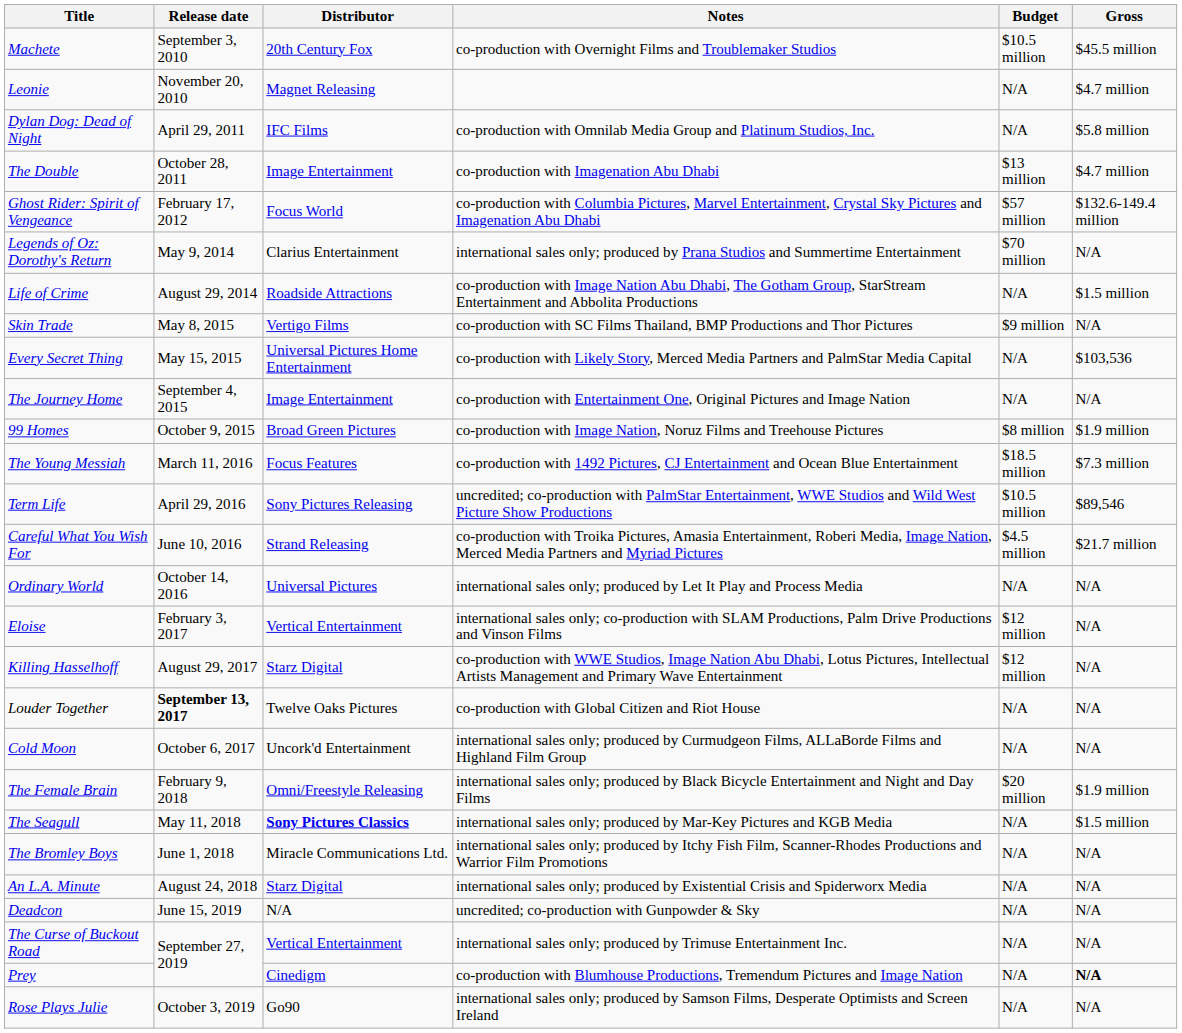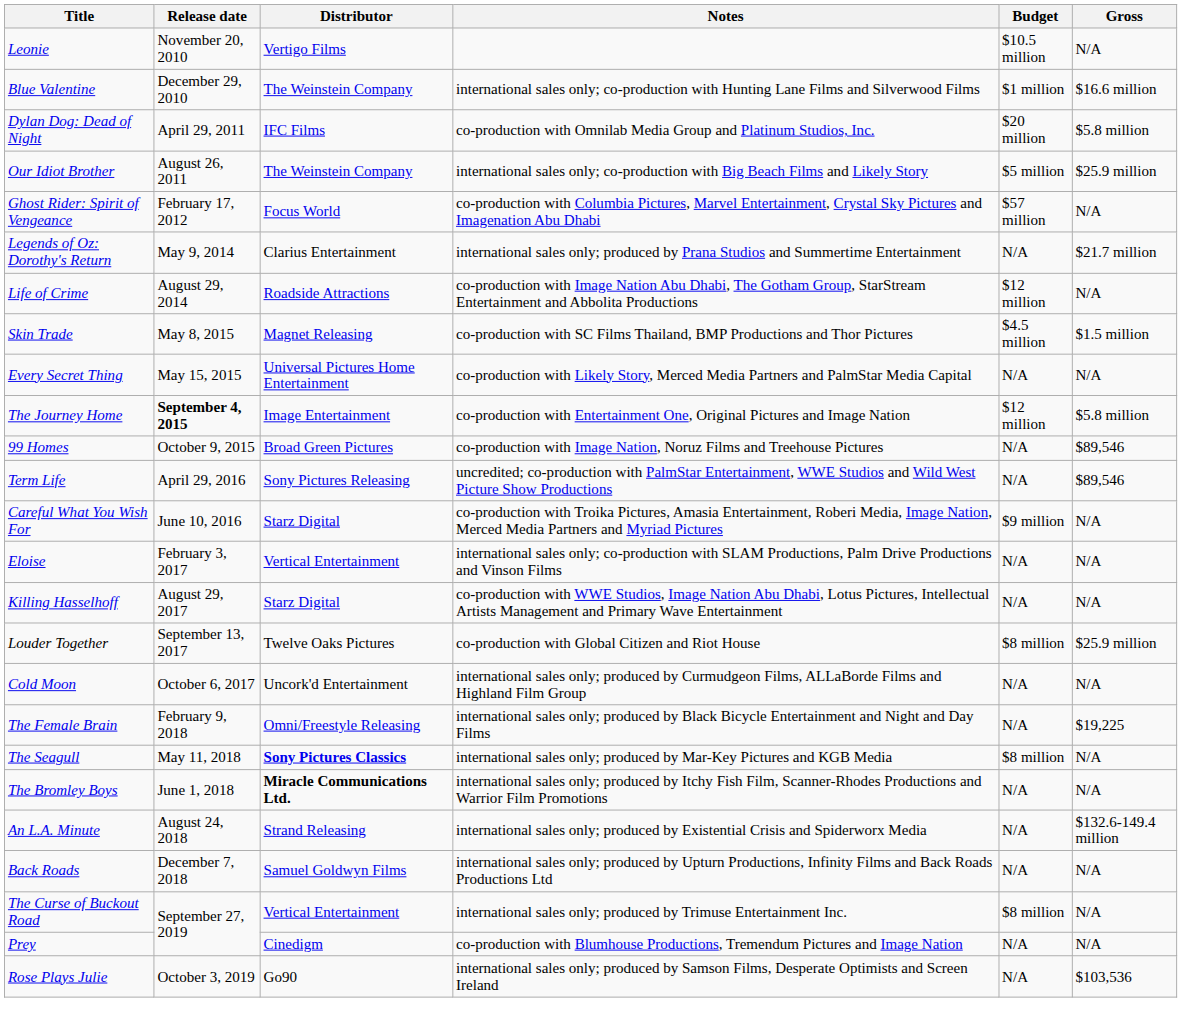- row: (34, 48)
(321, 89) Magnet Releasing -> (305, 48) Vertigo Films
(1015, 89) N/A -> (1024, 48) $10.5 million
(1112, 89) $4.7 million -> (1088, 48) N/A
+ row: (52, 89)
(1015, 130) N/A -> (1024, 130) $20 million
+ row: (61, 171)
- row: (43, 171)
(1115, 211) $132.6-149.4 million -> (1088, 211) N/A
(1024, 252) $70 million -> (1015, 252) N/A
(1088, 252) N/A -> (1116, 252) $21.7 million
(1015, 293) N/A -> (1024, 293) $12 million
(1112, 293) $1.5 million -> (1088, 293) N/A
(307, 325) Vertigo Films -> (318, 334) Magnet Releasing
(1033, 325) $9 million -> (1024, 334) $4.5 million
(1088, 325) N/A -> (1112, 334) $1.5 million
(1104, 357) $103,536 -> (1088, 374) N/A
(197, 398) normal -> (200, 415) bold
(1015, 398) N/A -> (1024, 415) $12 million
(1088, 398) N/A -> (1112, 415) $5.8 million
(1033, 431) $8 million -> (1015, 448) N/A
(1112, 431) $1.9 million -> (1100, 448) $89,546
- row: (67, 463)
(1024, 504) $10.5 million -> (1015, 480) N/A
(317, 544) Strand Releasing -> (302, 521) Starz Digital
(1024, 544) $4.5 million -> (1033, 521) $9 million
(1116, 544) $21.7 million -> (1088, 521) N/A
- row: (56, 585)
(1024, 626) $12 million -> (1015, 561) N/A
(1024, 667) $12 million -> (1015, 602) N/A
(203, 708) bold -> (201, 643) normal
(1015, 708) N/A -> (1033, 643) $8 million
(1088, 708) N/A -> (1116, 643) $25.9 million
(1024, 789) $20 million -> (1015, 724) N/A
(1112, 789) $1.9 million -> (1100, 724) $19,225
(1015, 821) N/A -> (1033, 757) $8 million
(1112, 821) $1.5 million -> (1088, 757) N/A
(357, 854) normal -> (345, 789) bold
(305, 886) Starz Digital -> (315, 830) Strand Releasing
(1088, 886) N/A -> (1116, 830) $132.6-149.4 million
+ row: (44, 871)
- row: (35, 910)
(1015, 942) N/A -> (1033, 911) $8 million
(1088, 974) bold -> (1088, 944) normal
(1088, 1007) N/A -> (1104, 976) $103,536
